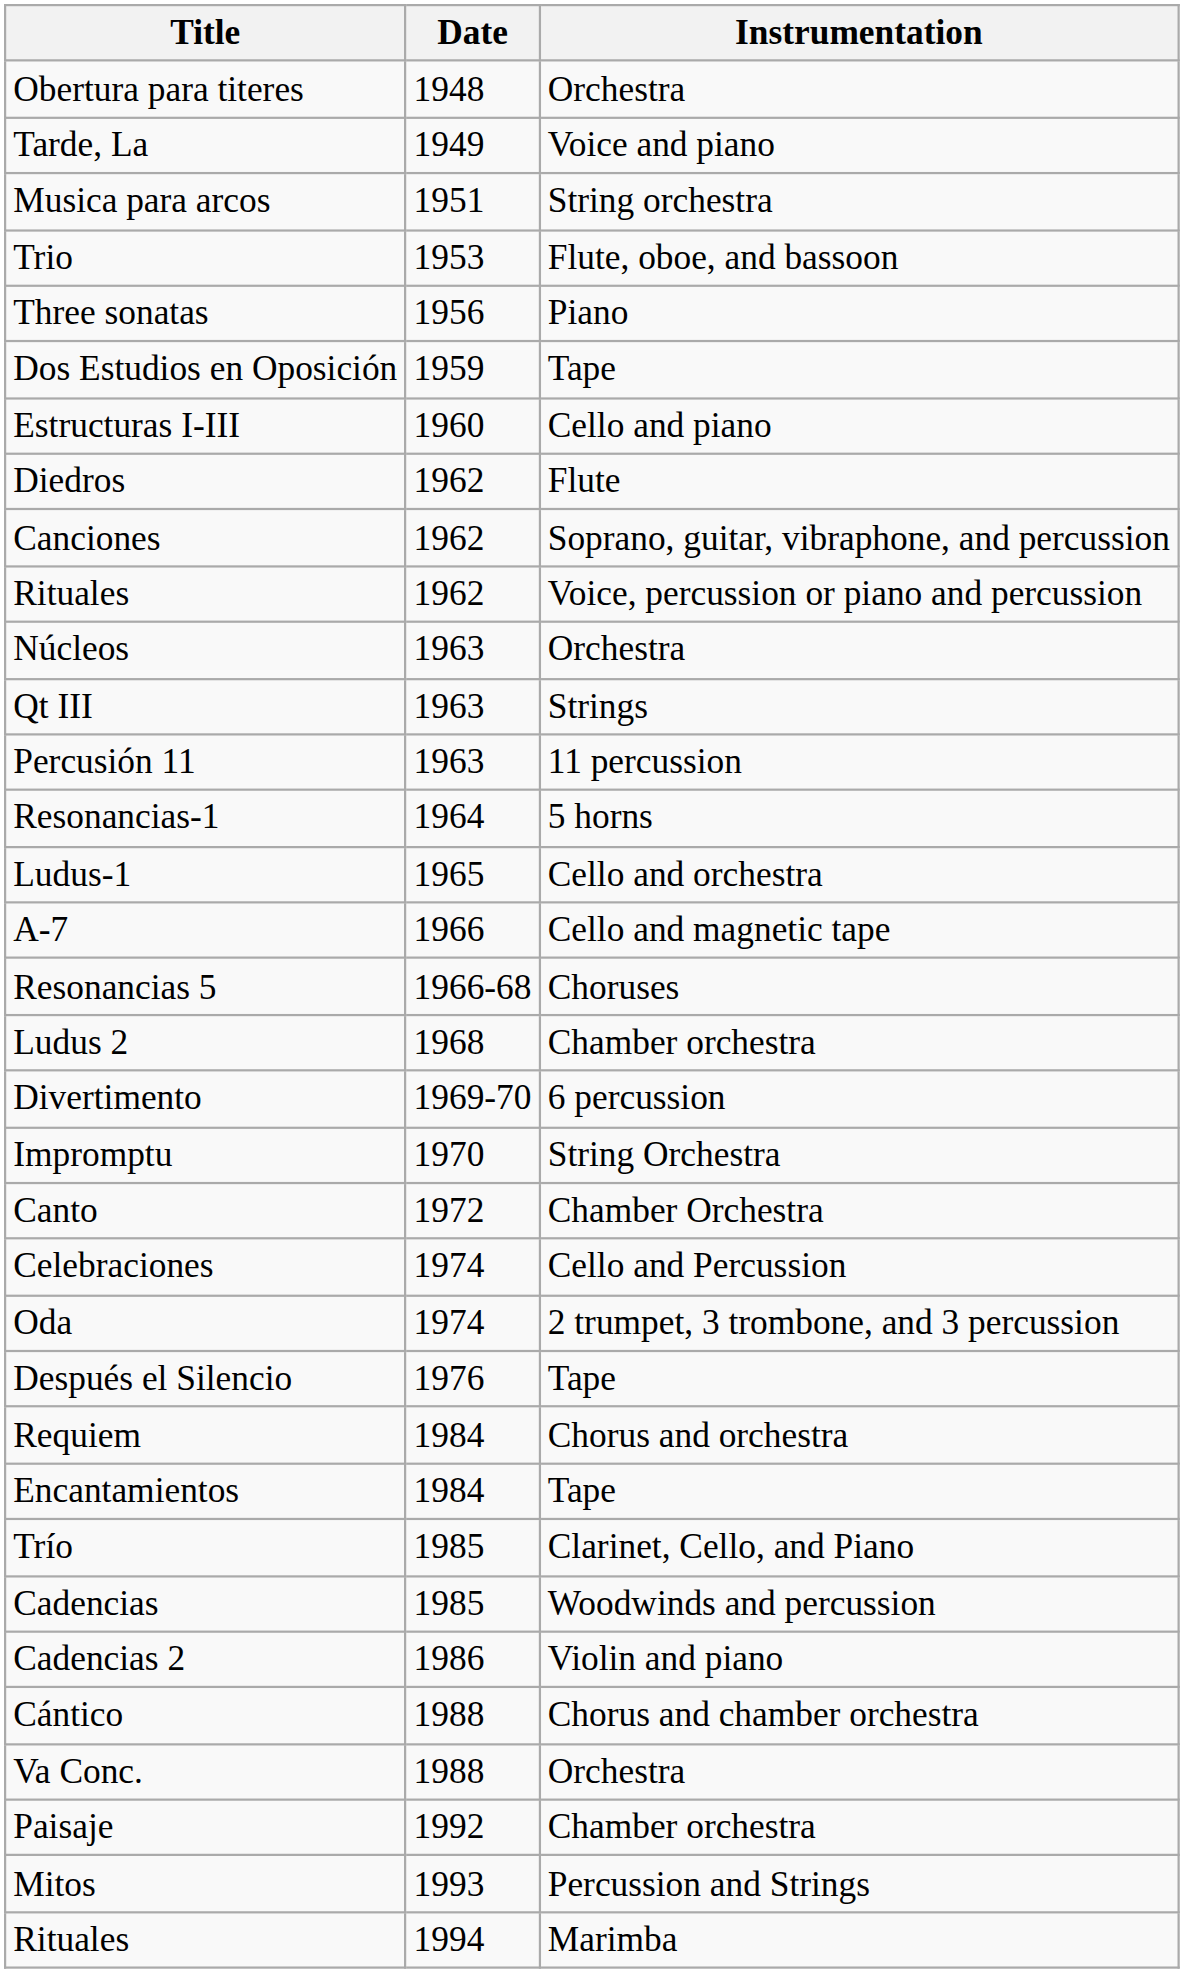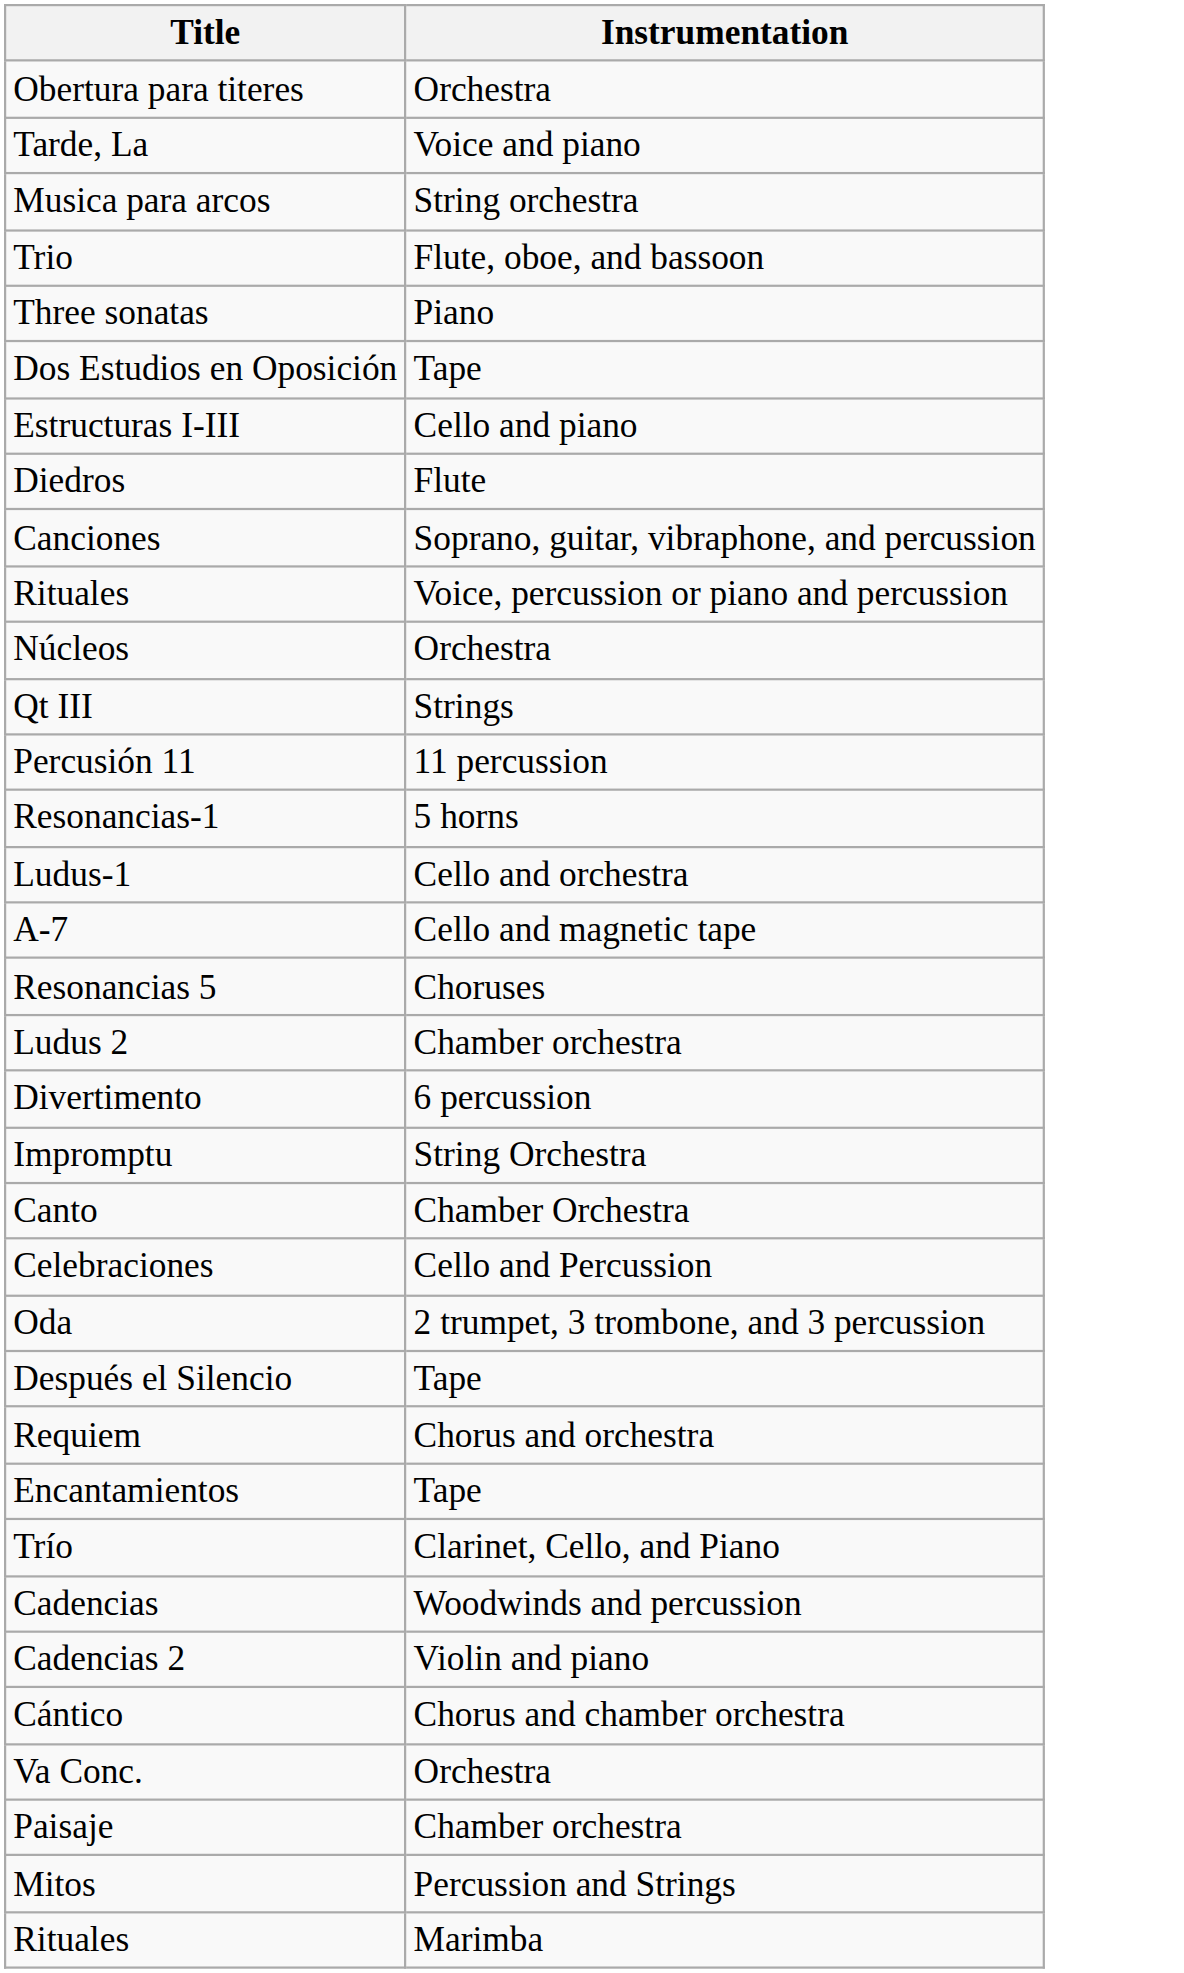- column: (473, 32)
